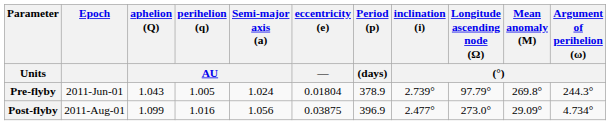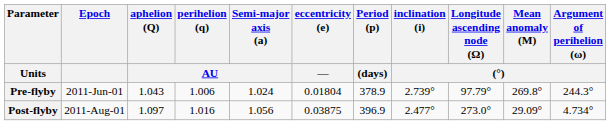(202, 92) 1.005 -> (202, 92) 1.006
(151, 110) 1.099 -> (151, 110) 1.097
